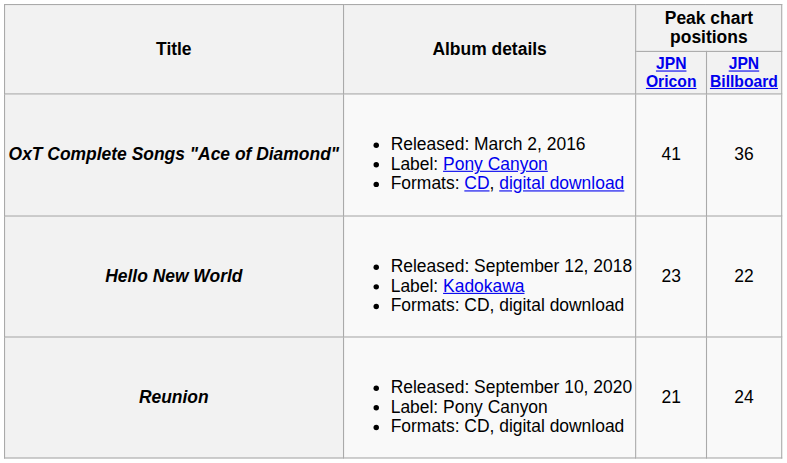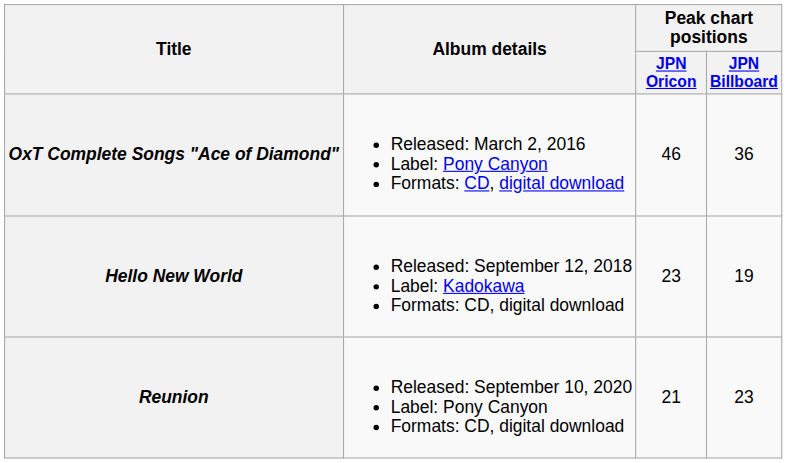(671, 154) 41 -> (671, 154) 46
(744, 276) 22 -> (744, 276) 19
(744, 397) 24 -> (744, 397) 23
